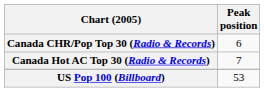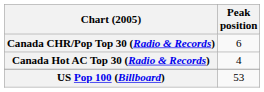(239, 60) 7 -> (239, 60) 4
